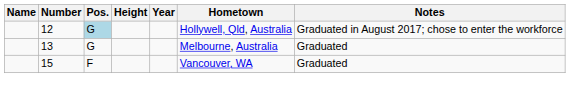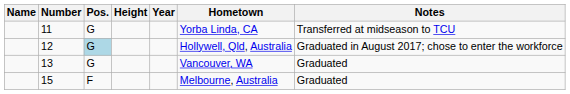+ row: (47, 30)
(229, 47) Melbourne, Australia -> (216, 64) Vancouver, WA
(216, 64) Vancouver, WA -> (229, 81) Melbourne, Australia
